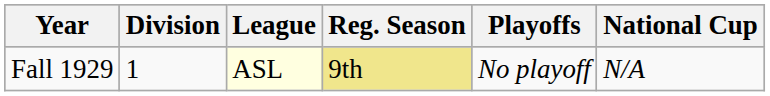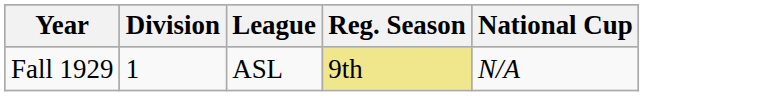- column: (534, 25)
(258, 68) lightyellow background -> (258, 68) no background
